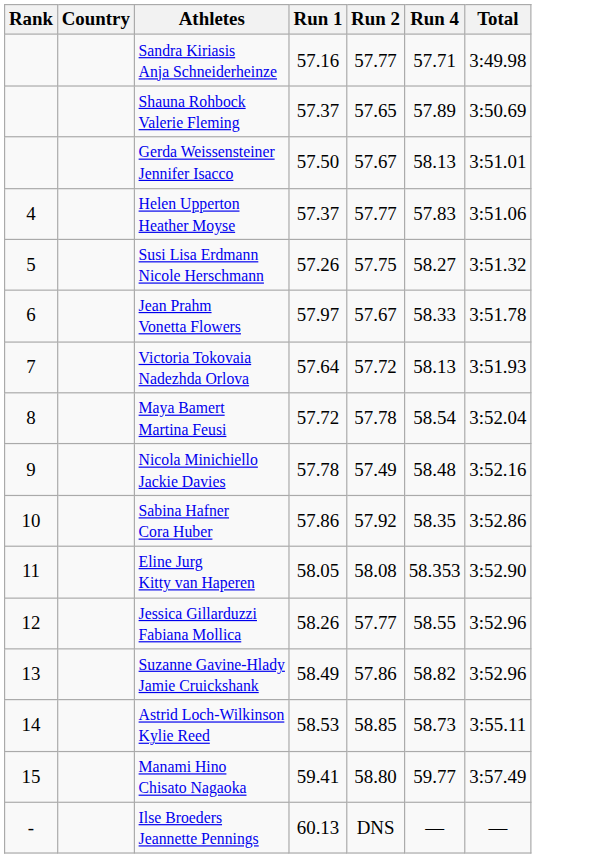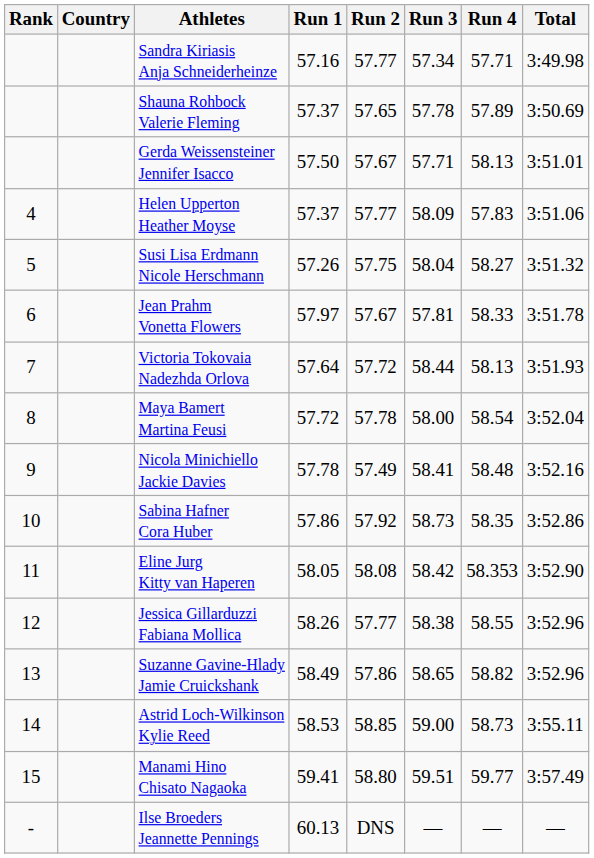+ column: (433, 19)
